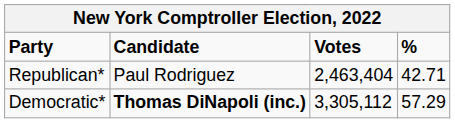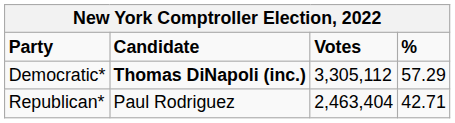rows swapped: (57, 103) <-> (57, 74)
